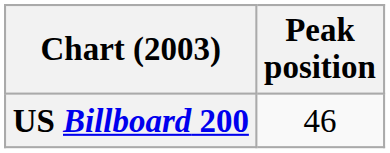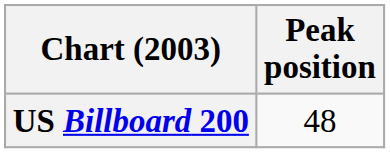(320, 119) 46 -> (320, 119) 48
